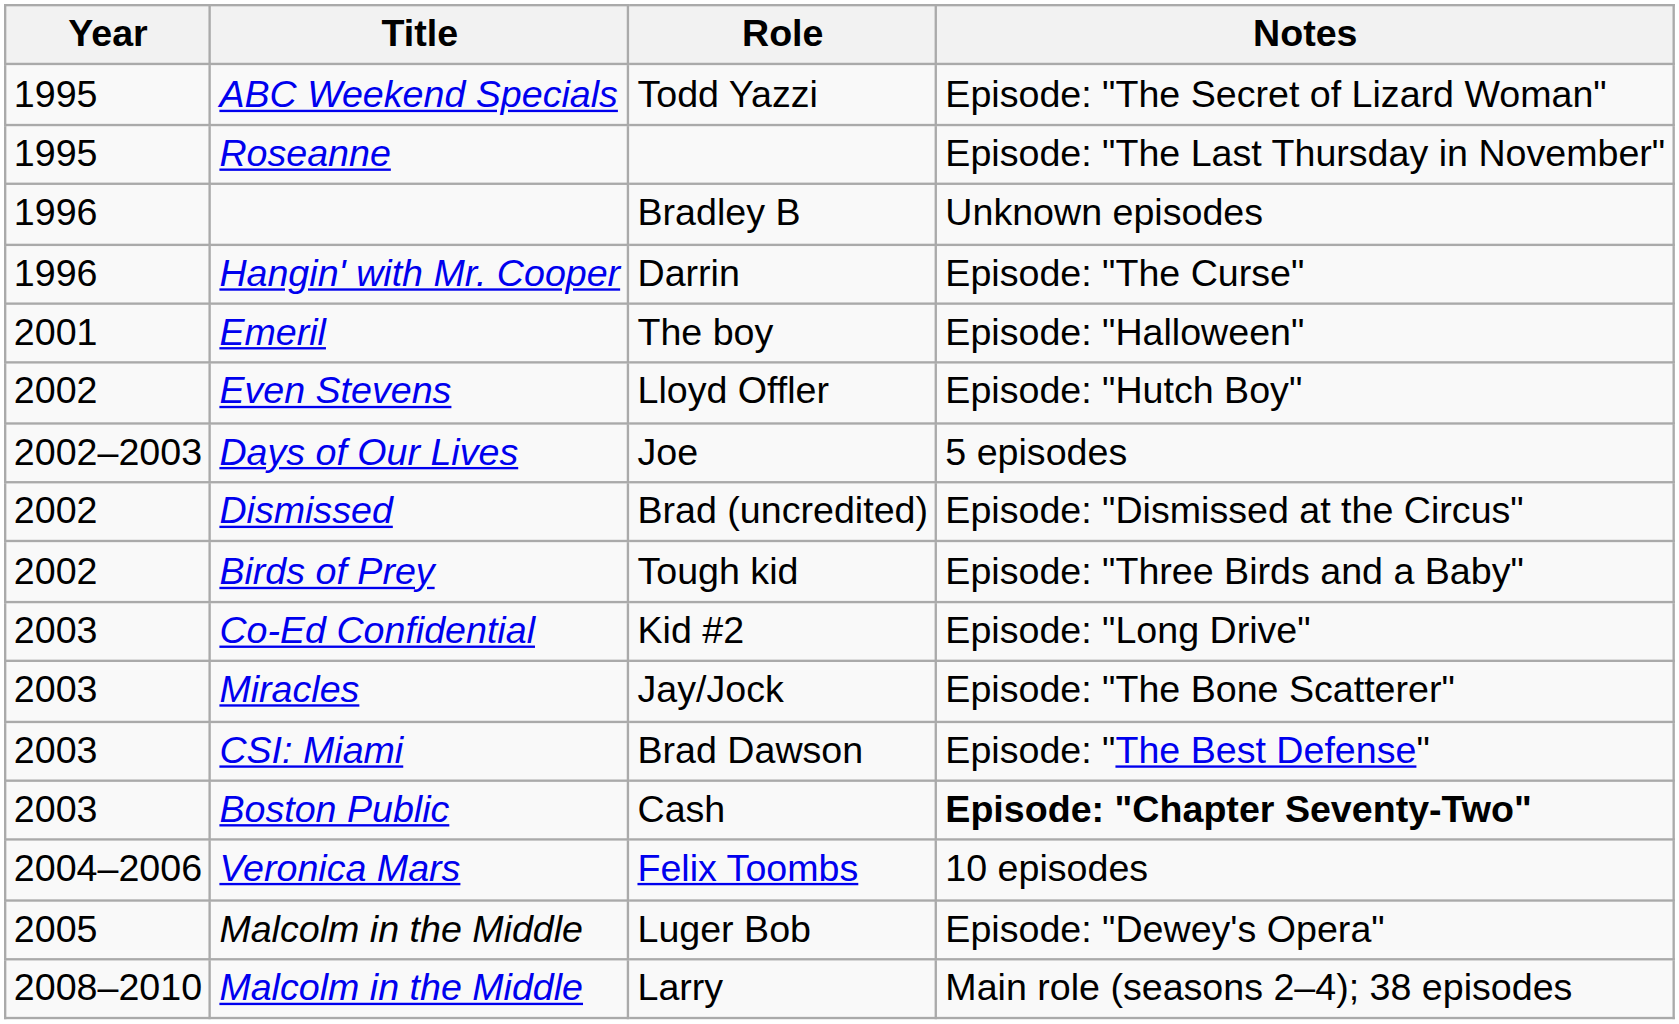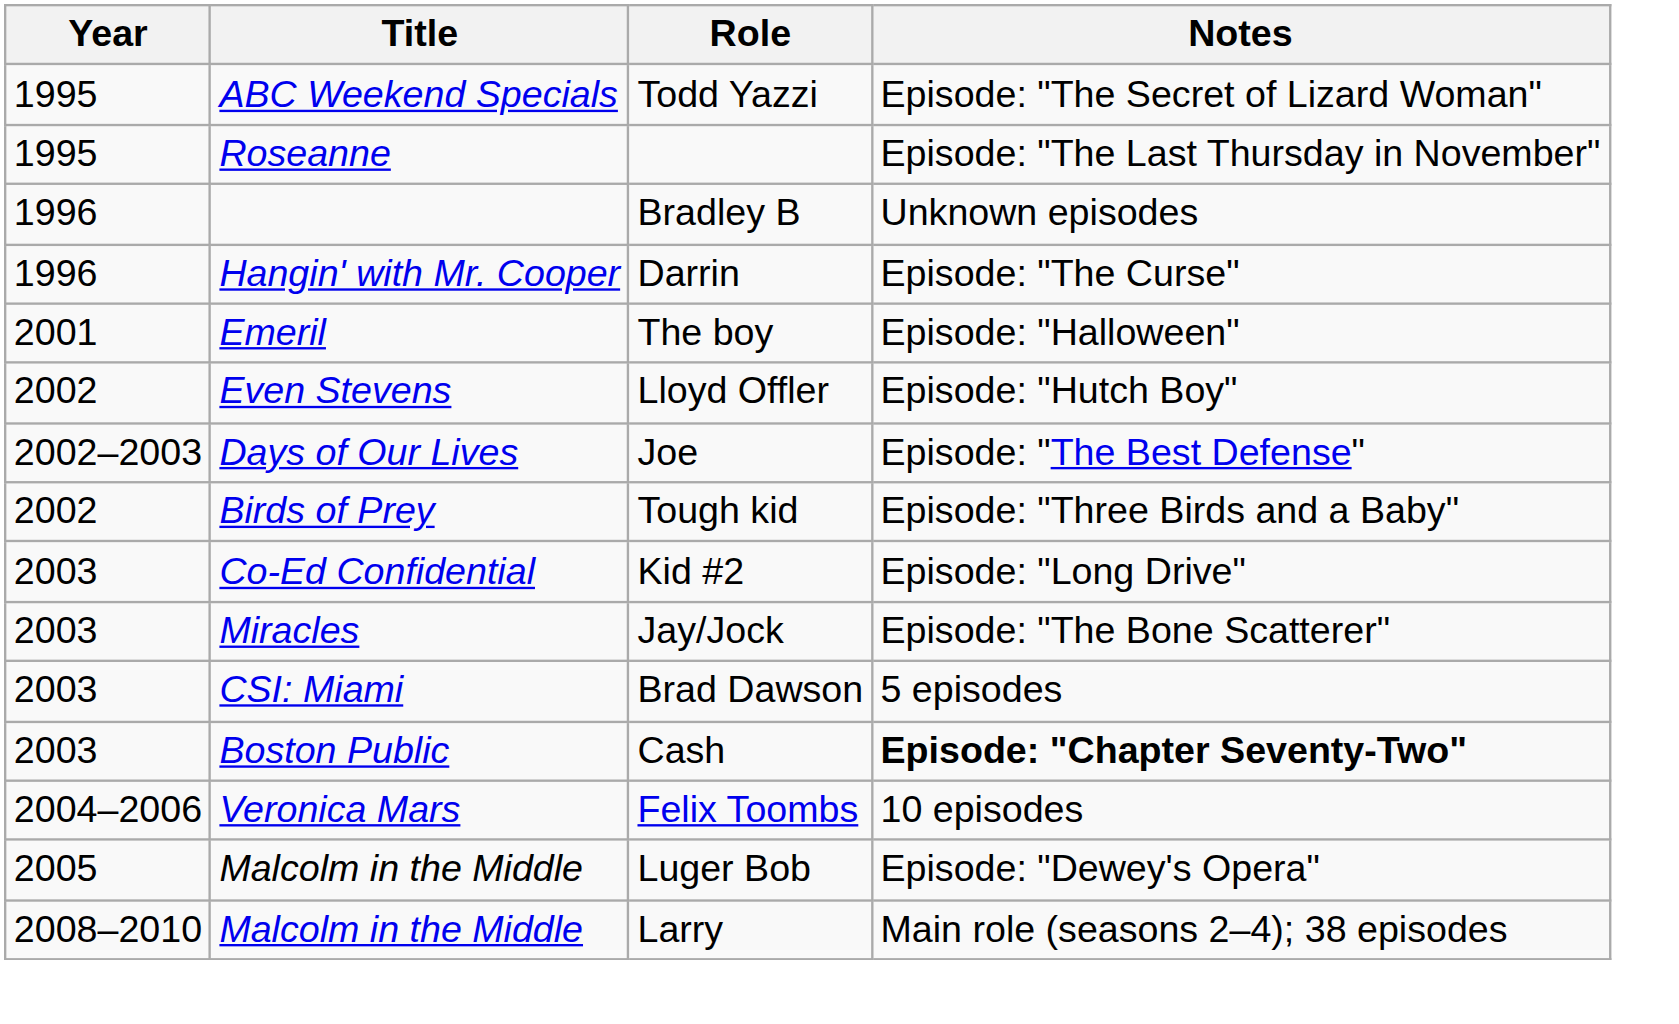(1036, 451) 5 episodes -> (1123, 451) Episode: "The Best Defense"
- row: (783, 511)
(1188, 749) Episode: "The Best Defense" -> (971, 690) 5 episodes
